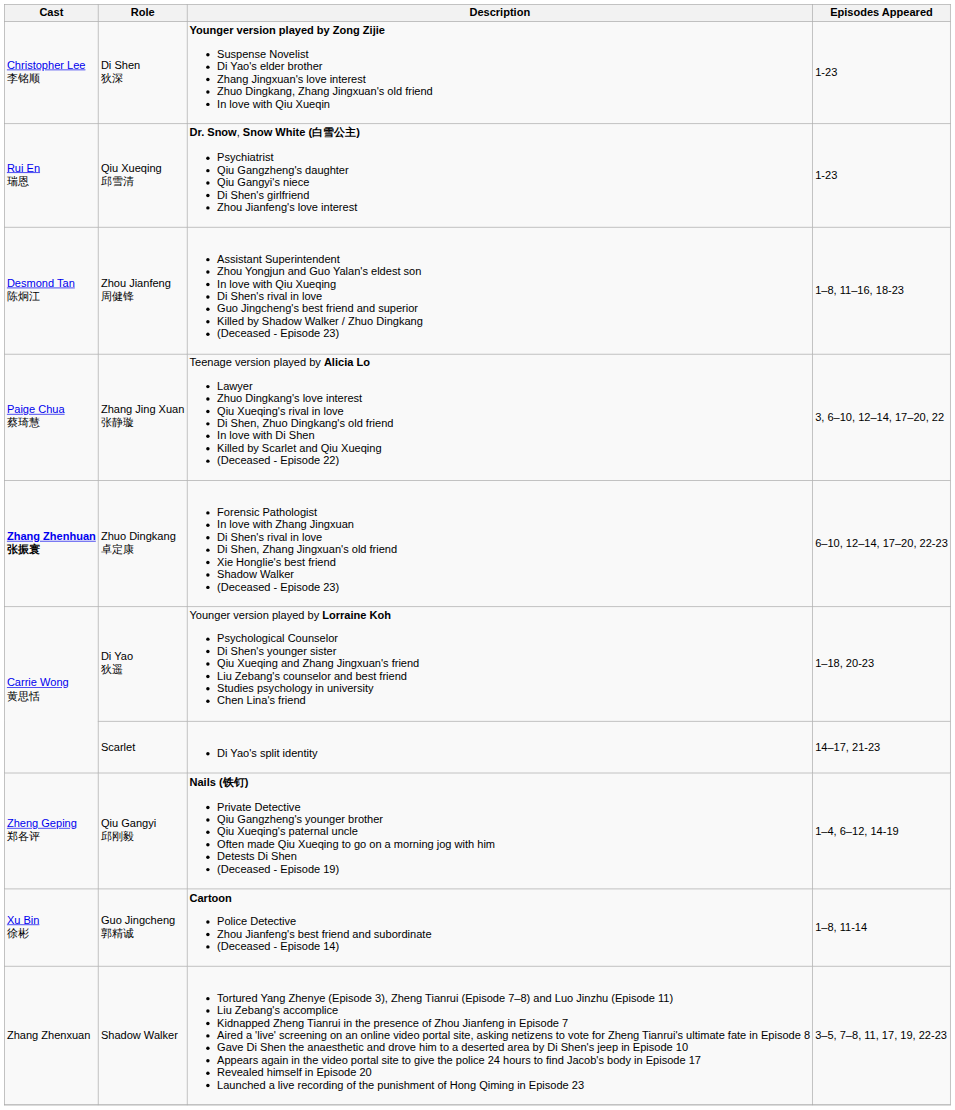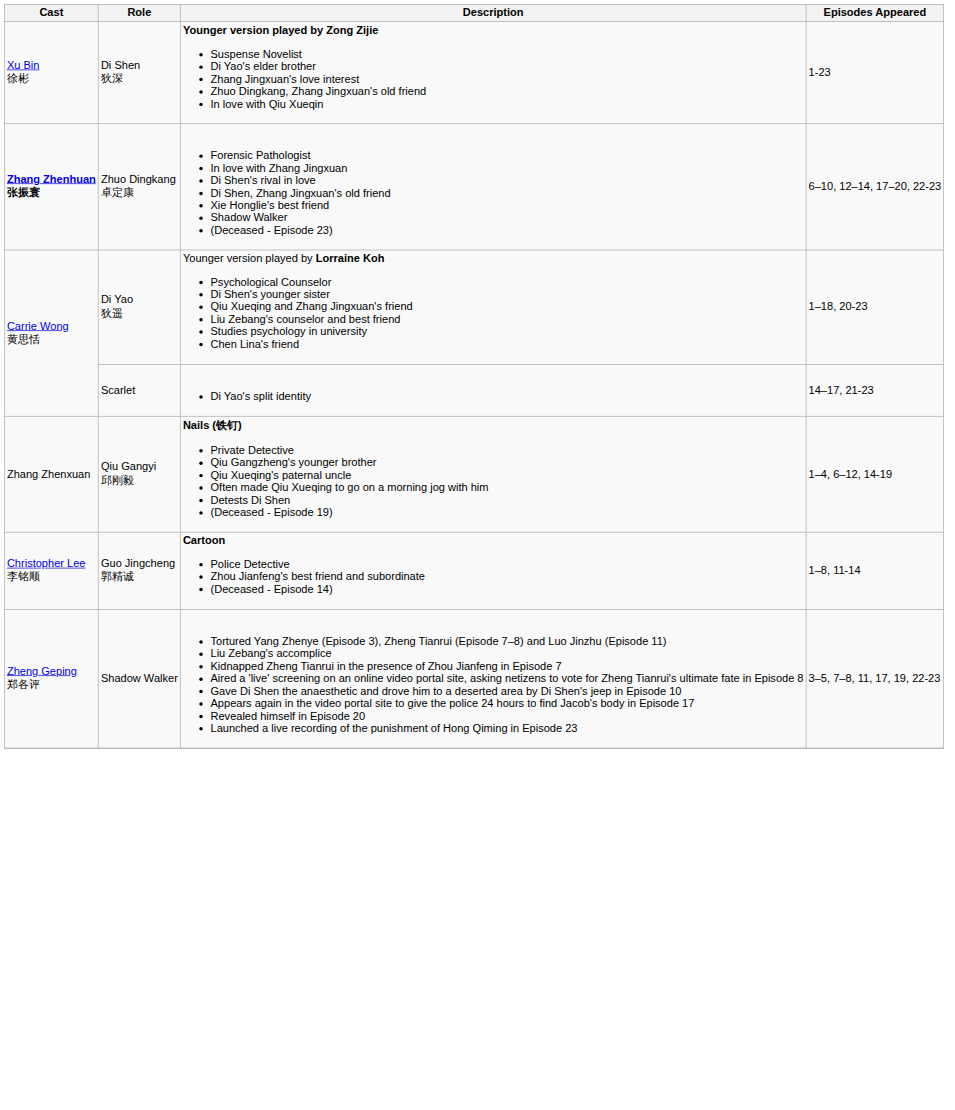(46, 72) Christopher Lee 李铭顺 -> (23, 72) Xu Bin 徐彬
- row: (131, 174)
- row: (136, 290)
- row: (143, 416)
(42, 830) Zheng Geping 郑各评 -> (49, 474) Zhang Zhenxuan
(23, 927) Xu Bin 徐彬 -> (46, 570) Christopher Lee 李铭顺
(49, 1035) Zhang Zhenxuan -> (42, 678) Zheng Geping 郑各评
